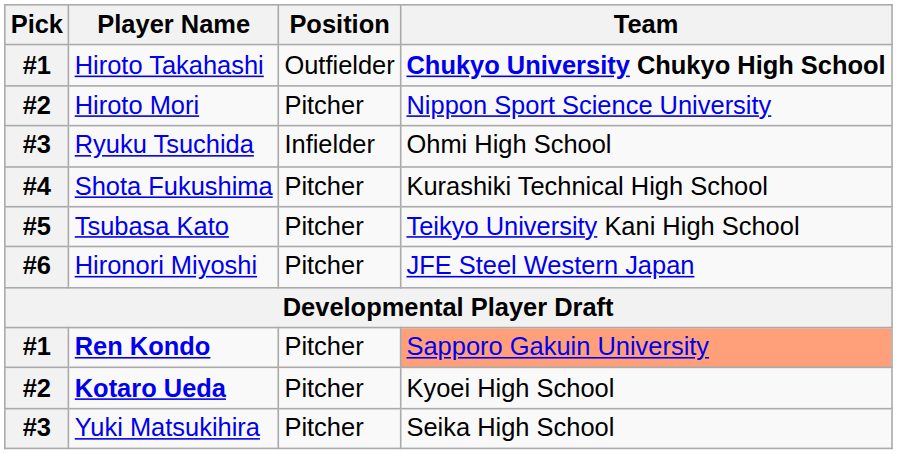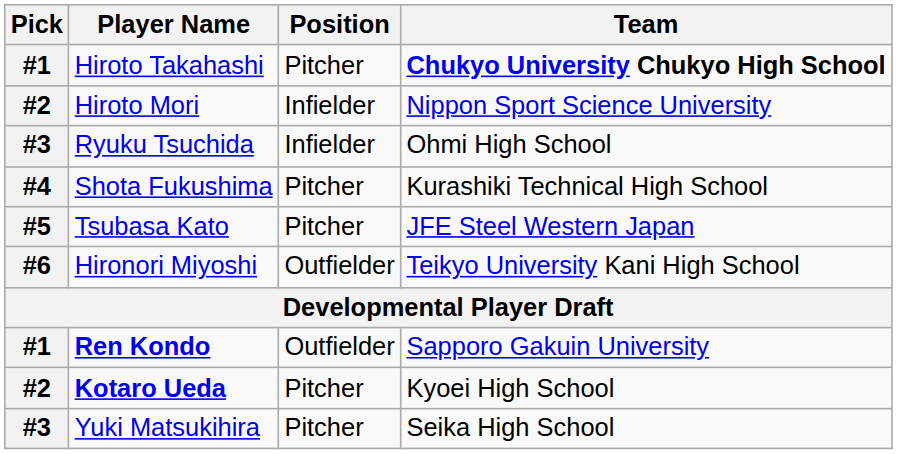(340, 65) Outfielder -> (324, 65) Pitcher
(324, 105) Pitcher -> (330, 105) Infielder
(603, 226) Teikyo University Kani High School -> (550, 226) JFE Steel Western Japan
(324, 266) Pitcher -> (340, 266) Outfielder
(550, 266) JFE Steel Western Japan -> (603, 266) Teikyo University Kani High School
(324, 347) Pitcher -> (340, 347) Outfielder
(558, 347) lightsalmon background -> (558, 347) no background
